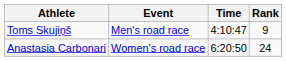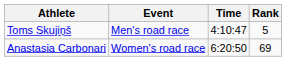(265, 31) 9 -> (265, 31) 5
(265, 48) 24 -> (265, 48) 69
